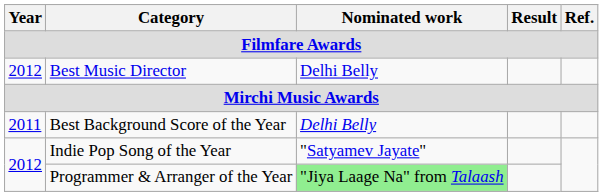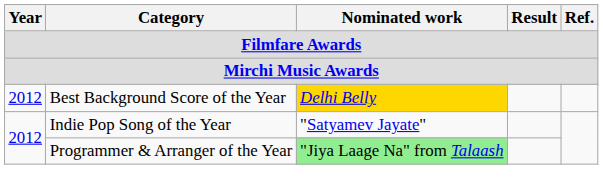- row: (118, 71)
(25, 124) 2011 -> (25, 97) 2012
(338, 124) no background -> (338, 97) gold background
